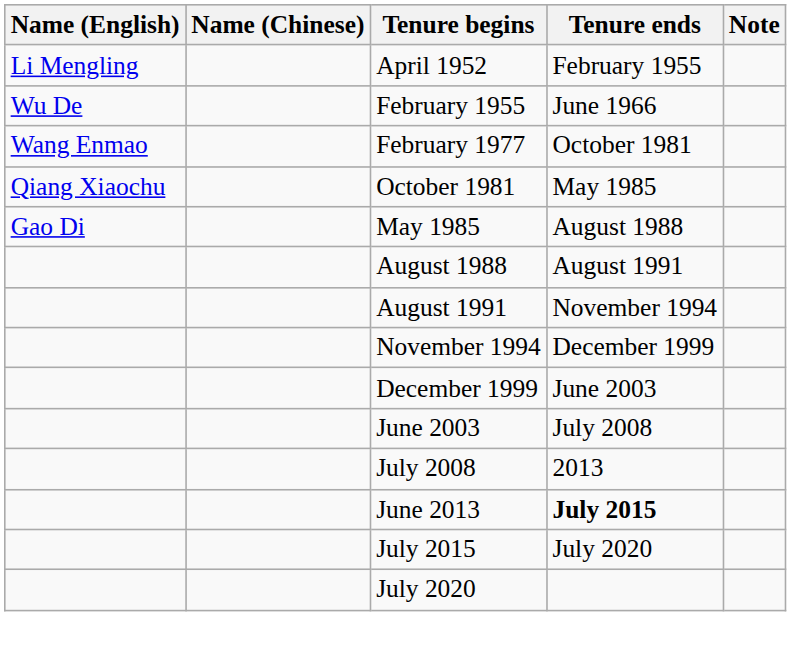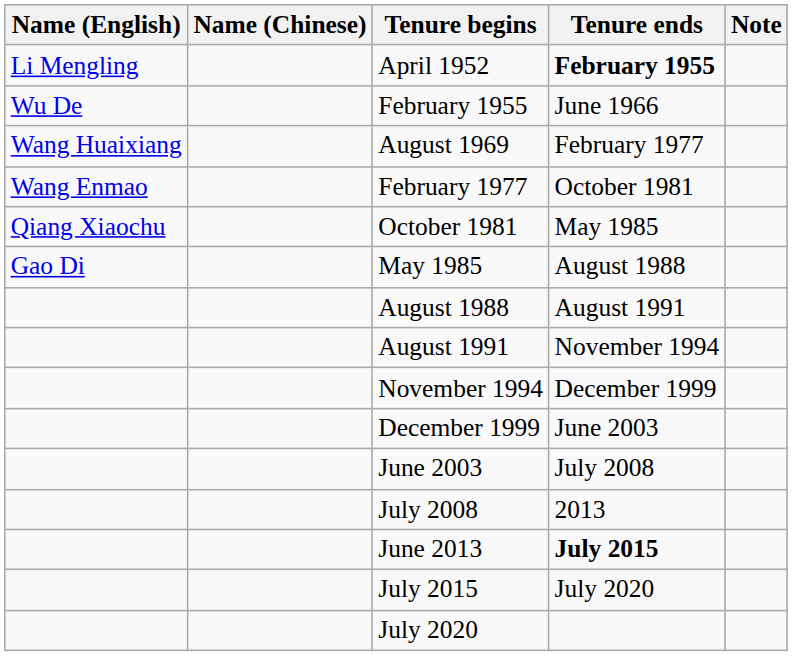(627, 65) normal -> (635, 65) bold
+ row: (444, 145)
